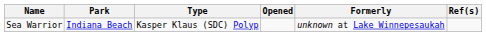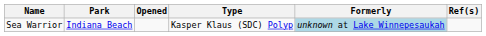columns swapped: (198, 11) <-> (278, 11)
(371, 25) no background -> (371, 25) lightblue background
